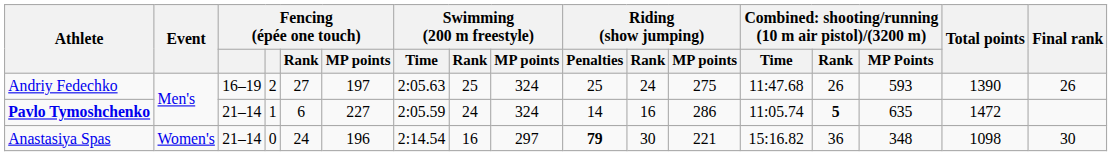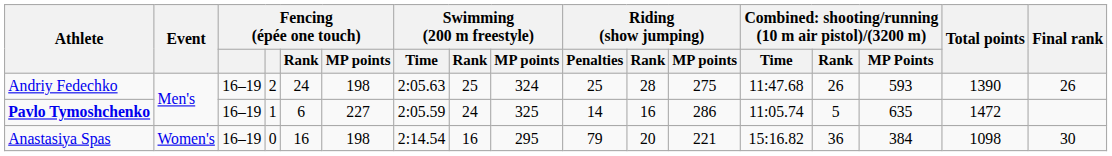(301, 86) 27 -> (301, 86) 24
(358, 86) 197 -> (358, 86) 198
(648, 86) 24 -> (648, 86) 28
(242, 112) 21–14 -> (242, 112) 16–19
(527, 112) 324 -> (527, 112) 325
(836, 112) bold -> (836, 112) normal
(242, 138) 21–14 -> (242, 138) 16–19
(301, 138) 24 -> (301, 138) 16
(358, 138) 196 -> (358, 138) 198
(527, 138) 297 -> (527, 138) 295
(595, 138) bold -> (595, 138) normal
(648, 138) 30 -> (648, 138) 20
(901, 138) 348 -> (901, 138) 384
